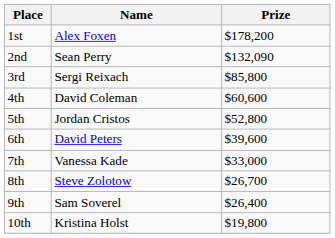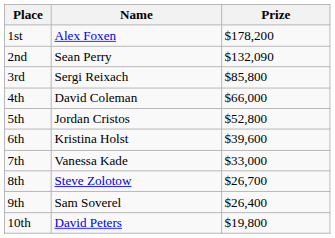(246, 98) $60,600 -> (246, 98) $66,000
(88, 139) David Peters -> (91, 139) Kristina Holst
(91, 222) Kristina Holst -> (88, 222) David Peters
